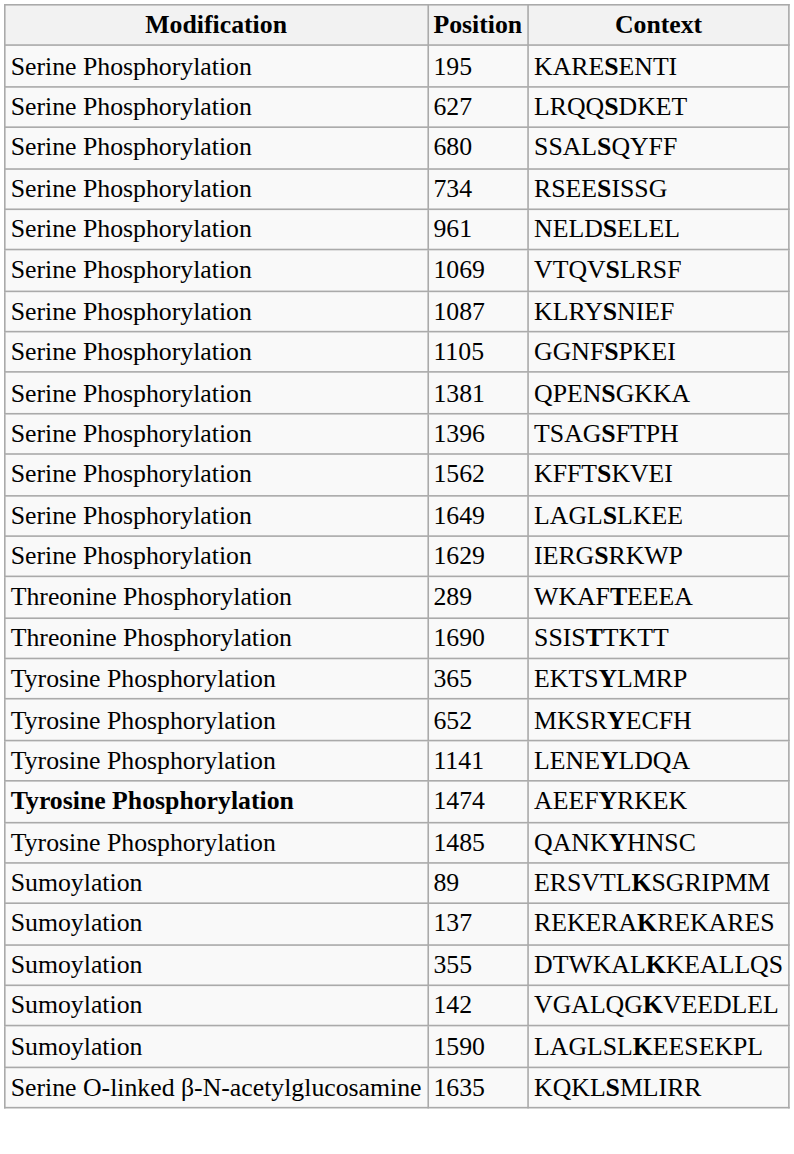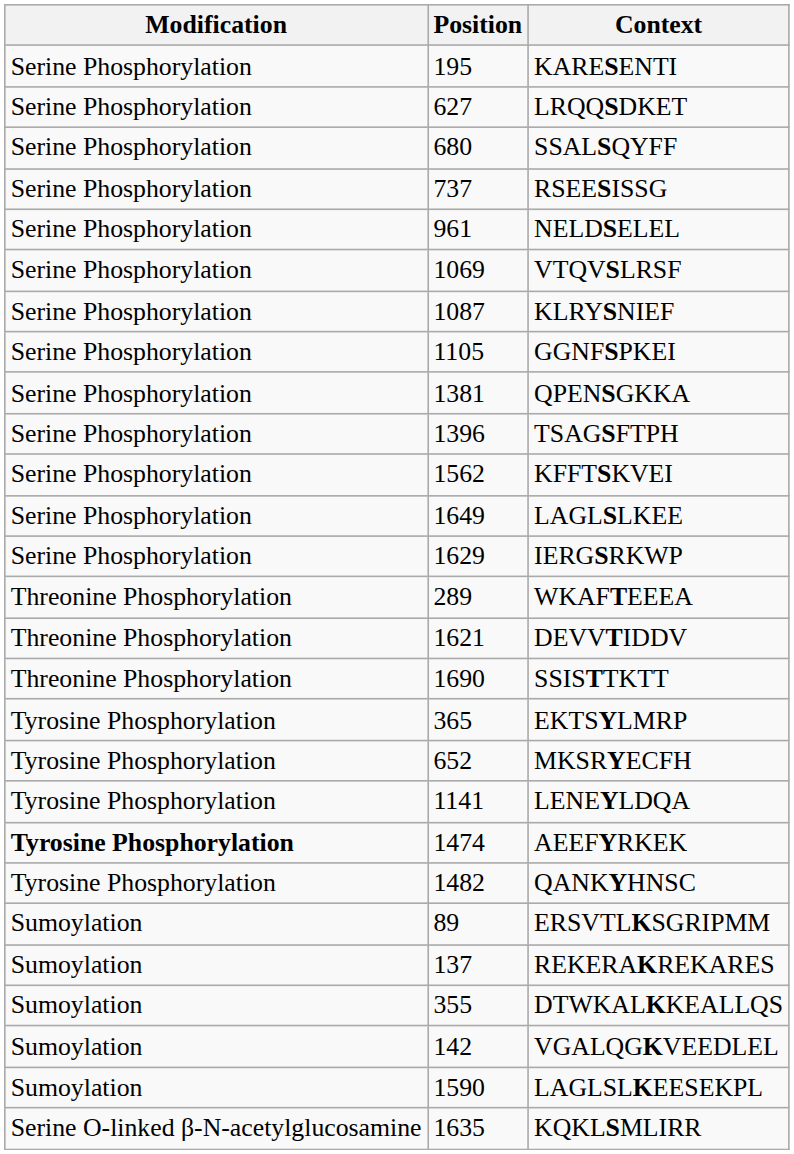(453, 188) 734 -> (453, 188) 737
+ row: (611, 637)
(459, 842) 1485 -> (459, 882) 1482
